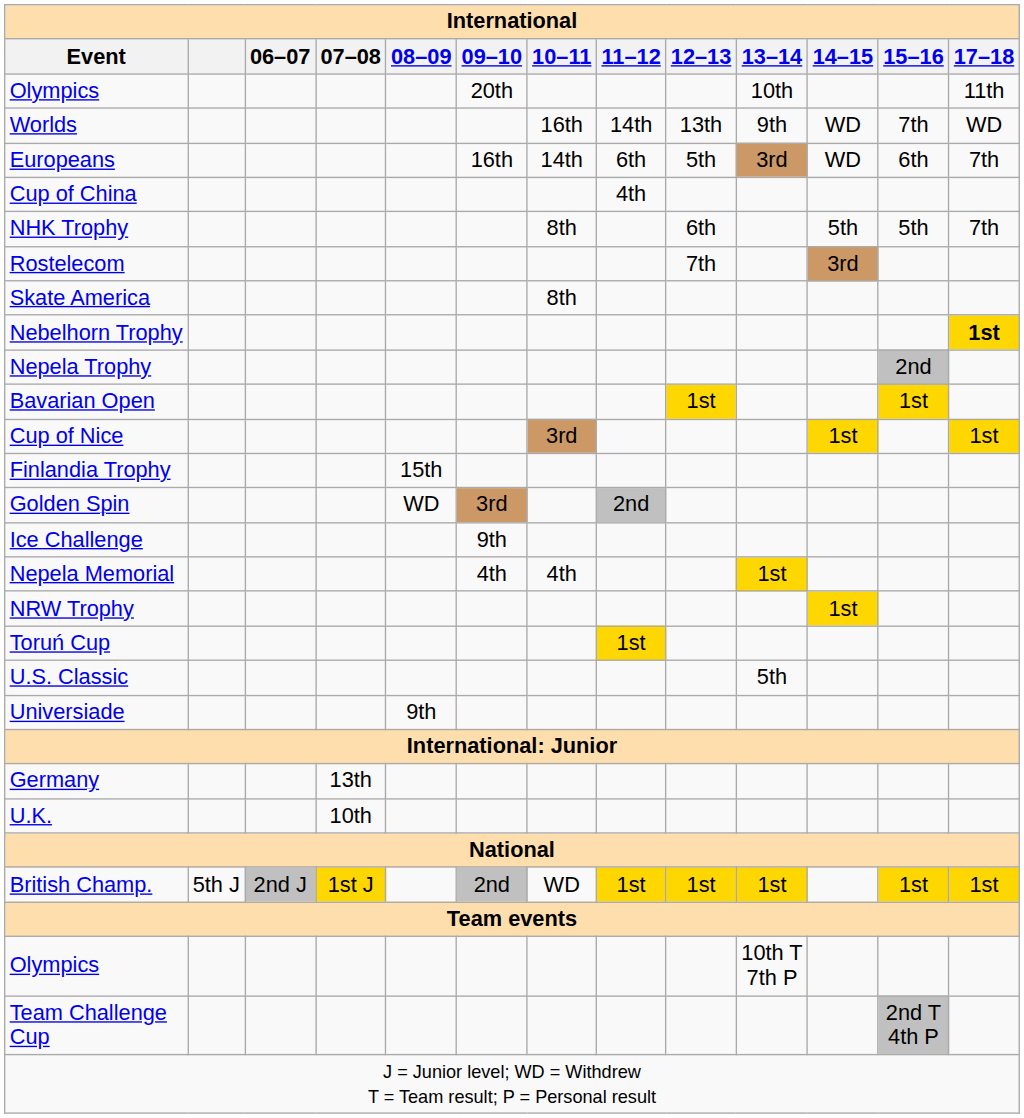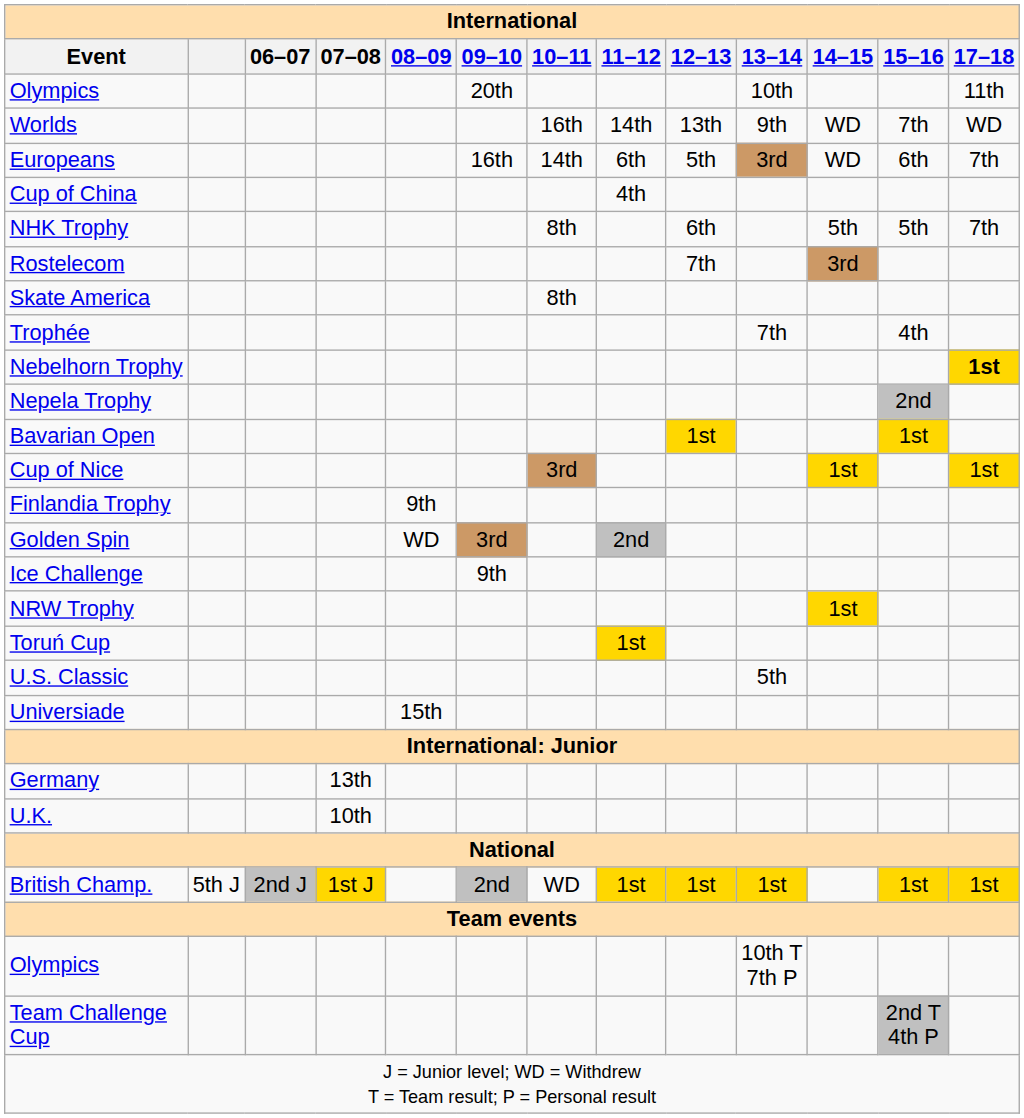+ row: (50, 332)
(421, 470) 15th -> (421, 504) 9th
- row: (92, 573)
(421, 711) 9th -> (421, 711) 15th
